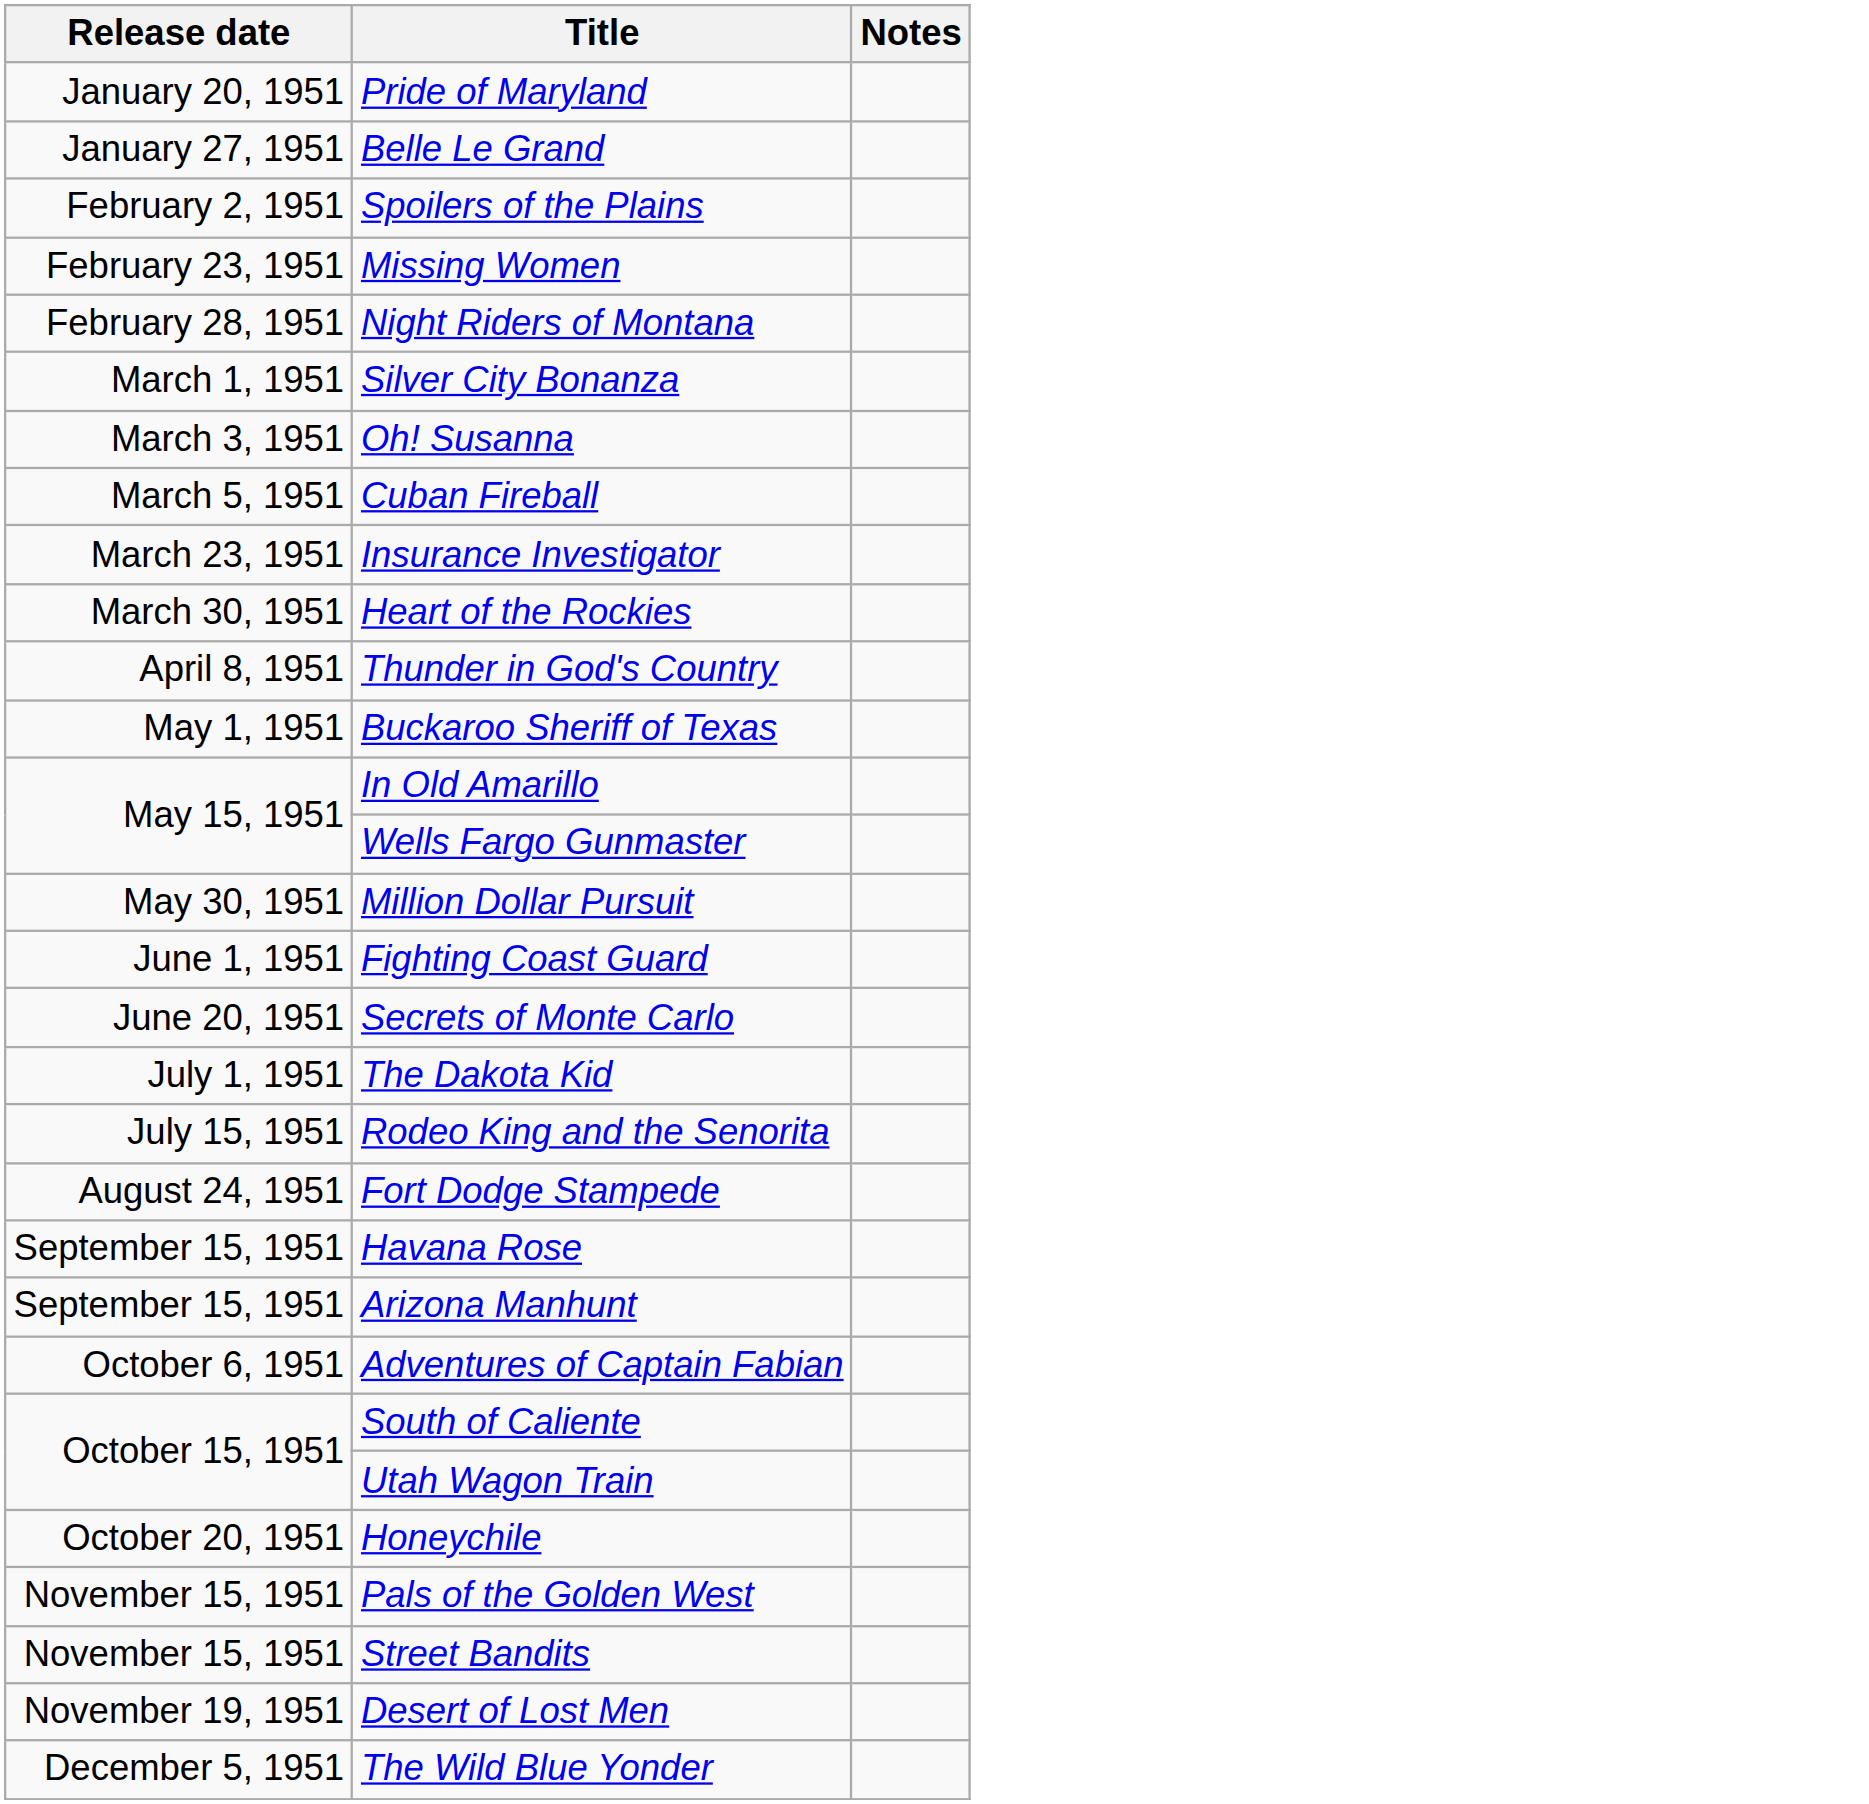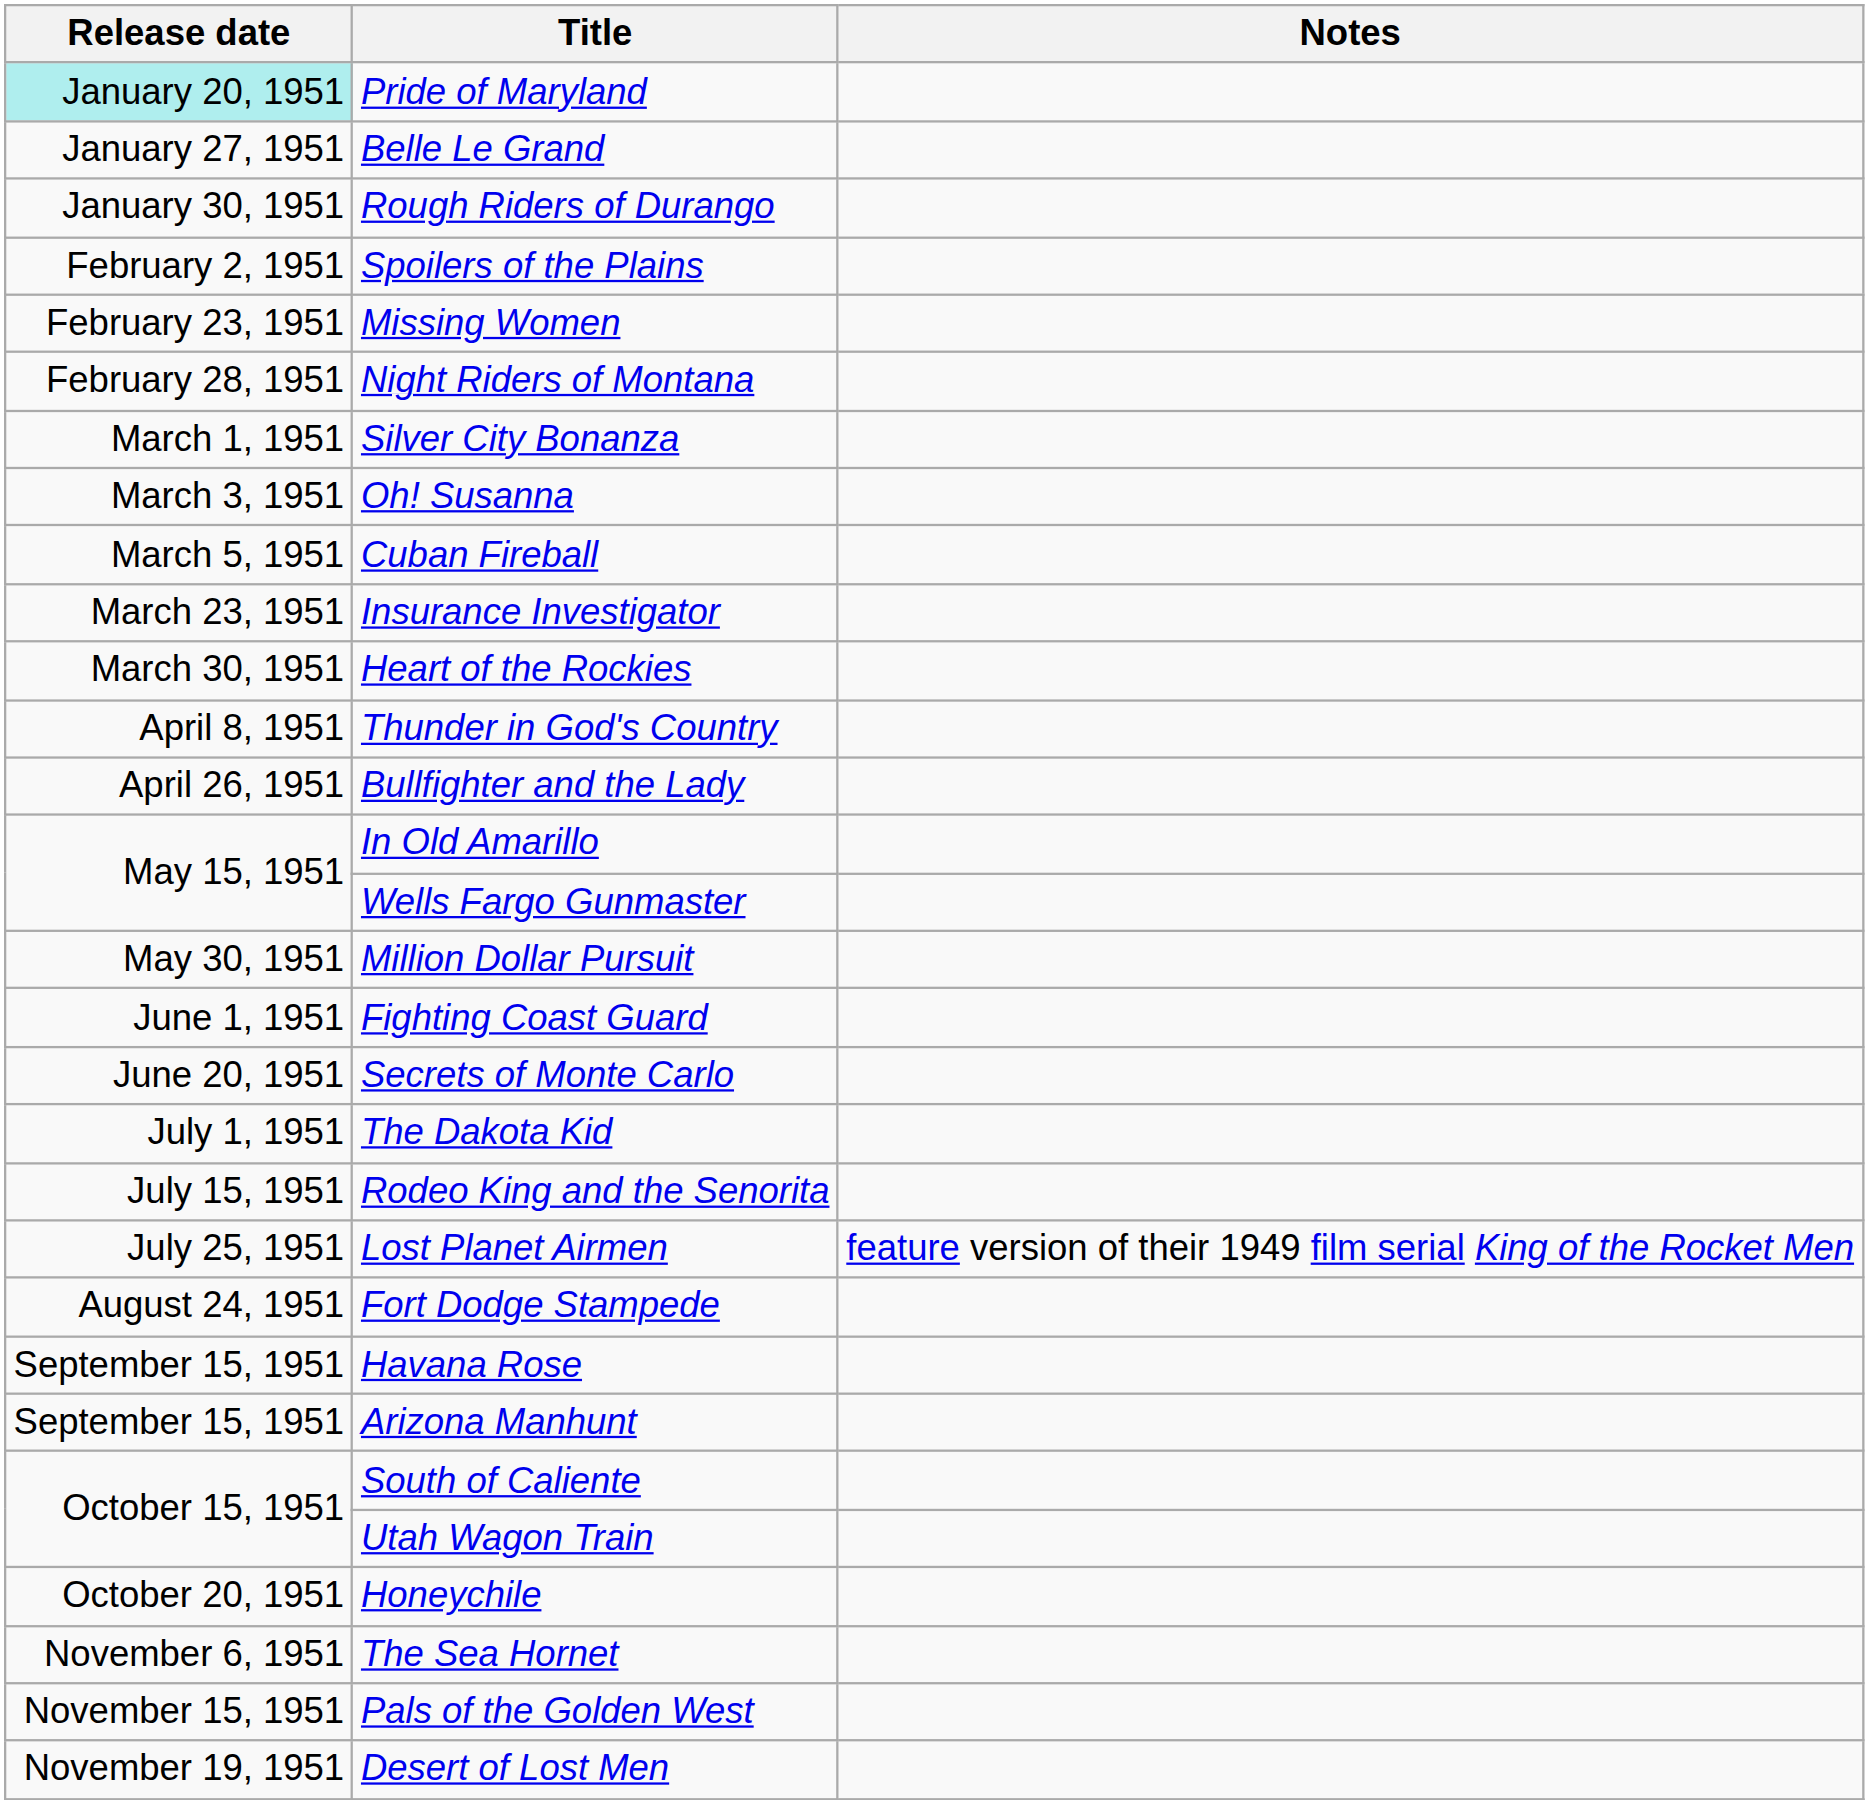(203, 91) no background -> (203, 91) paleturquoise background
+ row: (568, 206)
+ row: (553, 785)
- row: (569, 727)
+ row: (514, 1248)
- row: (602, 1364)
+ row: (490, 1653)
- row: (476, 1653)
- row: (537, 1769)
